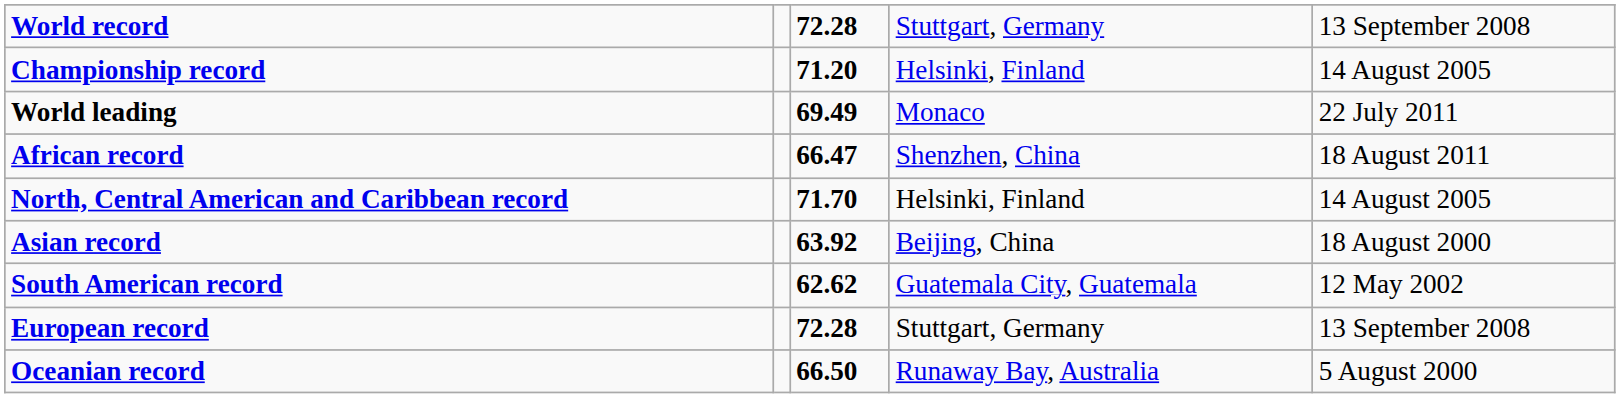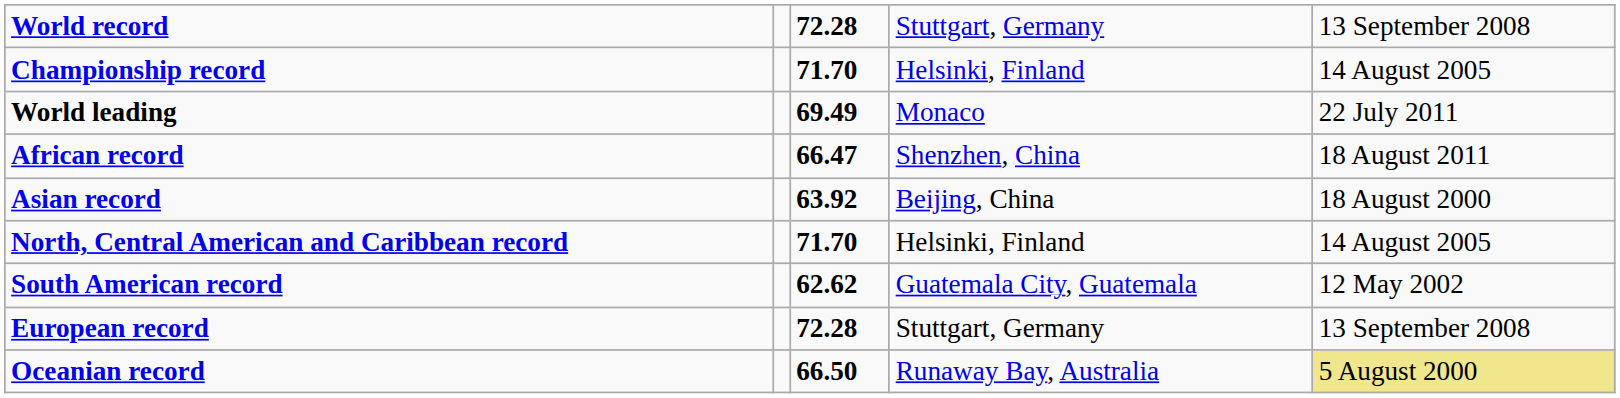(827, 69) 71.20 -> (827, 69) 71.70
rows swapped: (86, 241) <-> (290, 198)
(1398, 371) no background -> (1398, 371) khaki background
